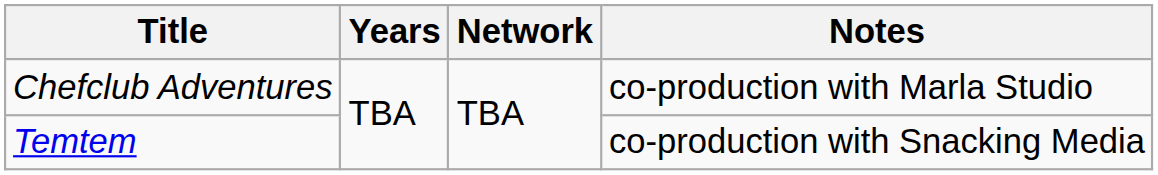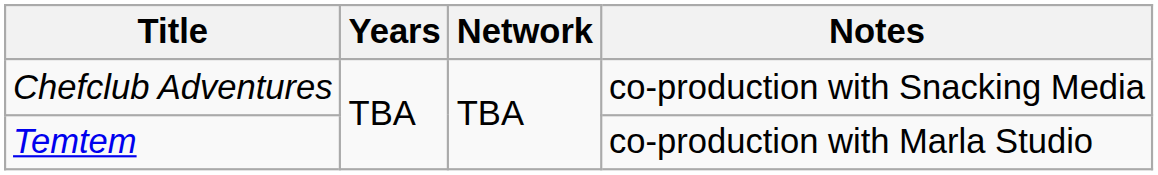(851, 86) co-production with Marla Studio -> (877, 86) co-production with Snacking Media
(877, 141) co-production with Snacking Media -> (851, 141) co-production with Marla Studio
